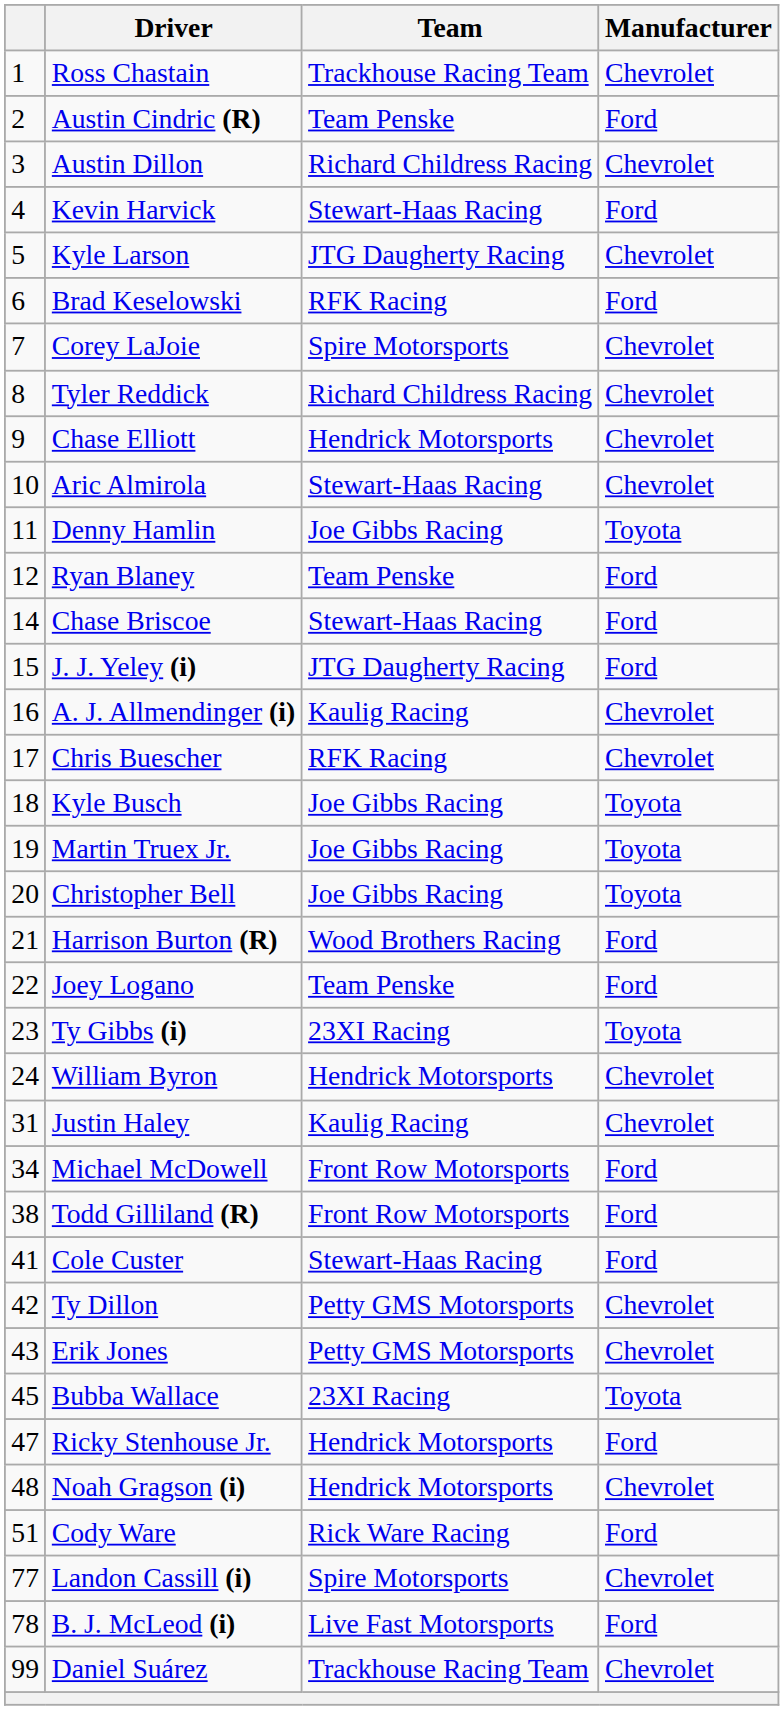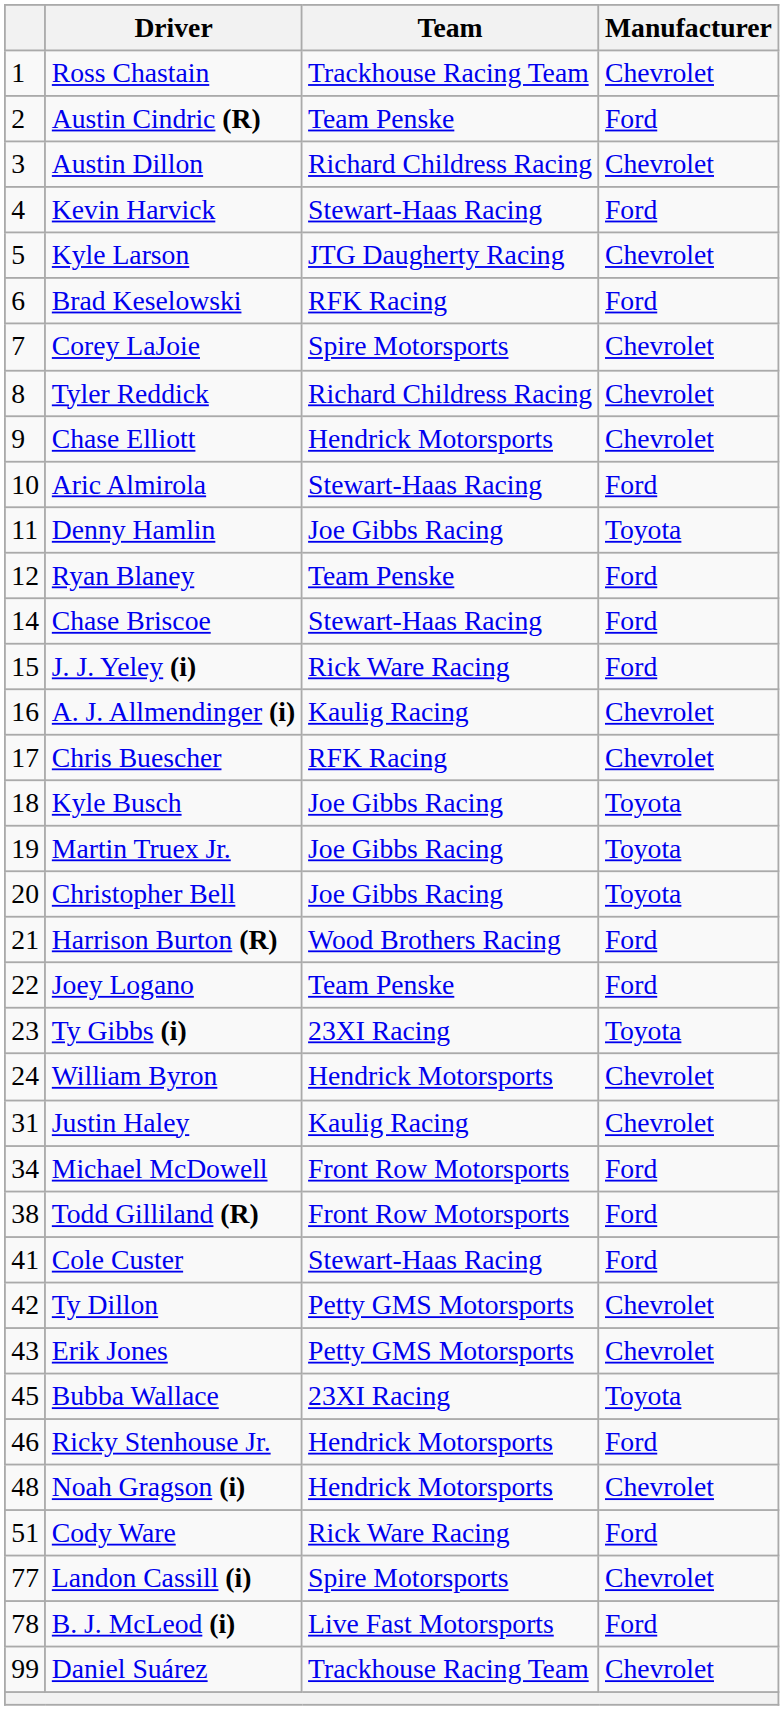(659, 483) Chevrolet -> (631, 483) Ford
(436, 666) JTG Daugherty Racing -> (409, 666) Rick Ware Racing
(25, 1441) 47 -> (25, 1441) 46
